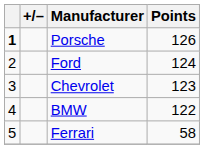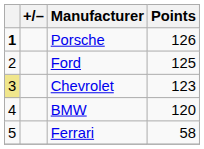(184, 63) 124 -> (184, 63) 125
(12, 86) no background -> (12, 86) khaki background
(184, 110) 122 -> (184, 110) 120
